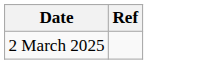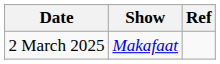+ column: (145, 18)
